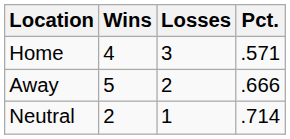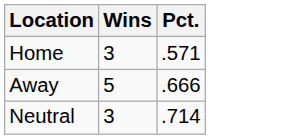- column: (196, 20)
(109, 52) 4 -> (109, 52) 3
(109, 117) 2 -> (109, 117) 3
